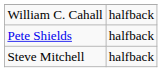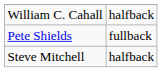(131, 35) halfback -> (130, 35) fullback
